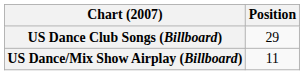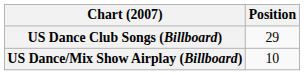(272, 59) 11 -> (272, 59) 10
